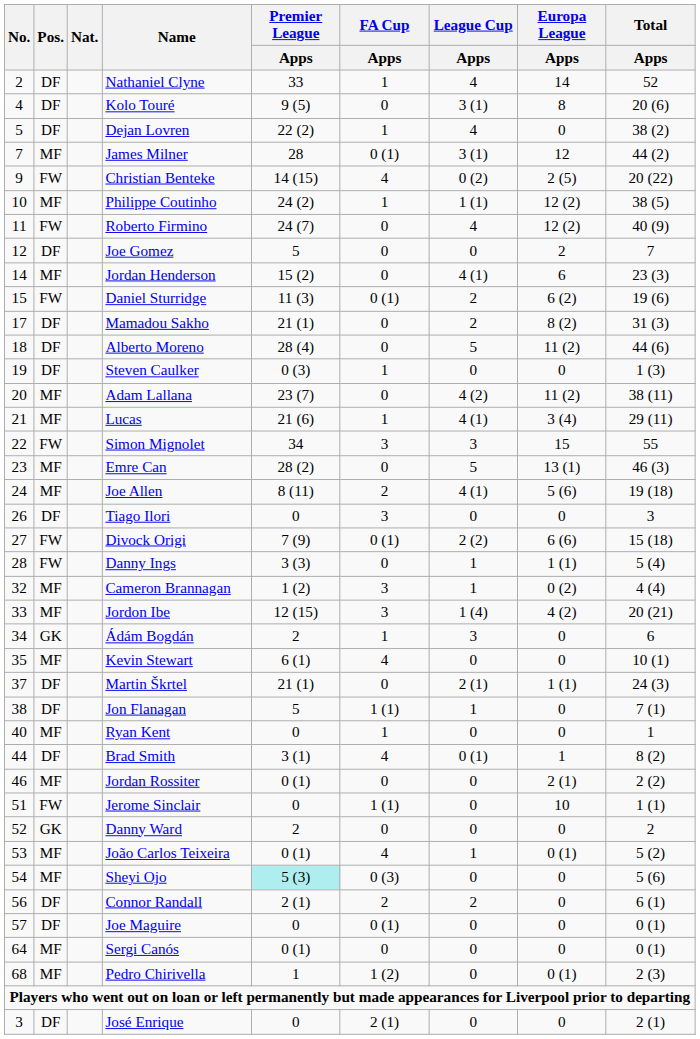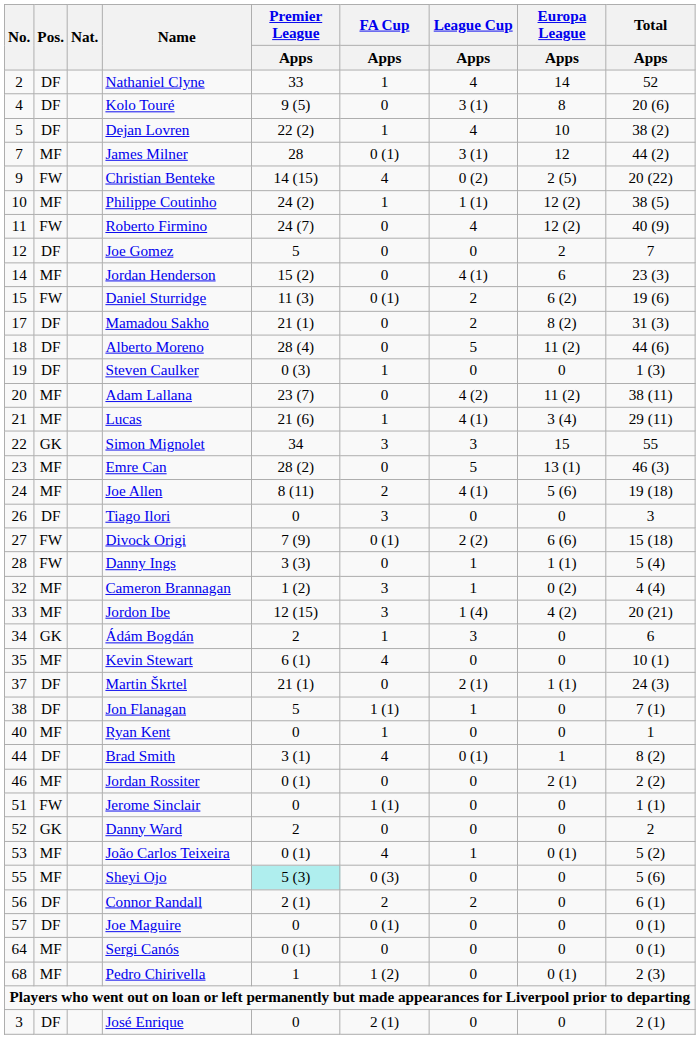(562, 130) 0 -> (562, 130) 10
(51, 443) FW -> (51, 443) GK
(562, 805) 10 -> (562, 805) 0
(19, 877) 54 -> (19, 877) 55
